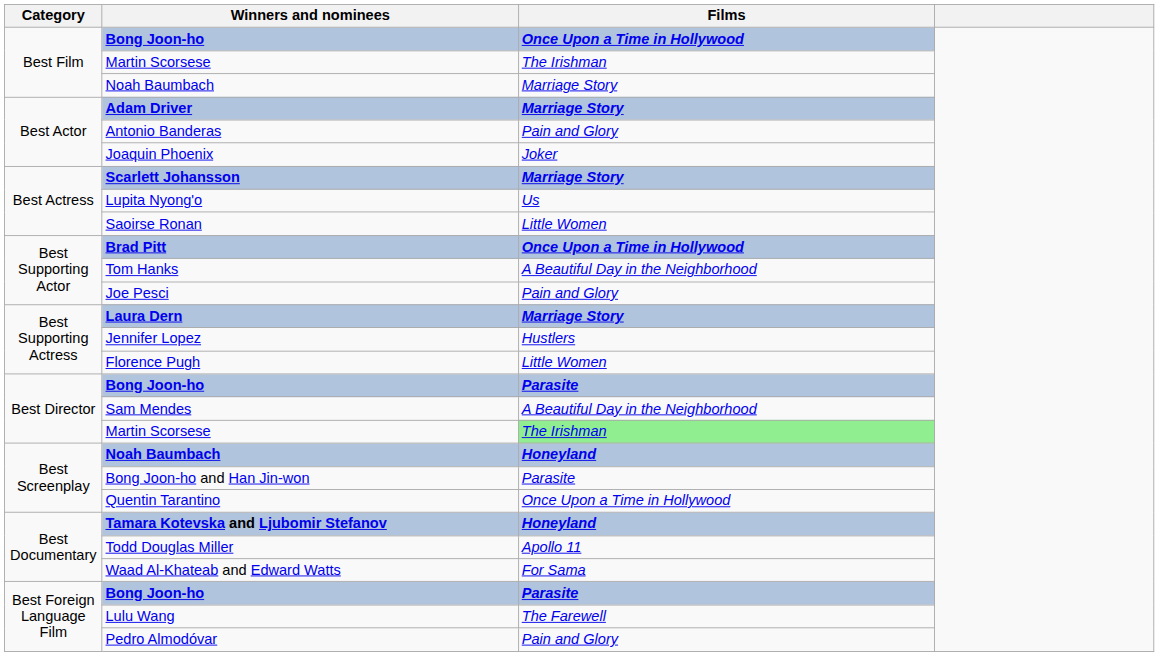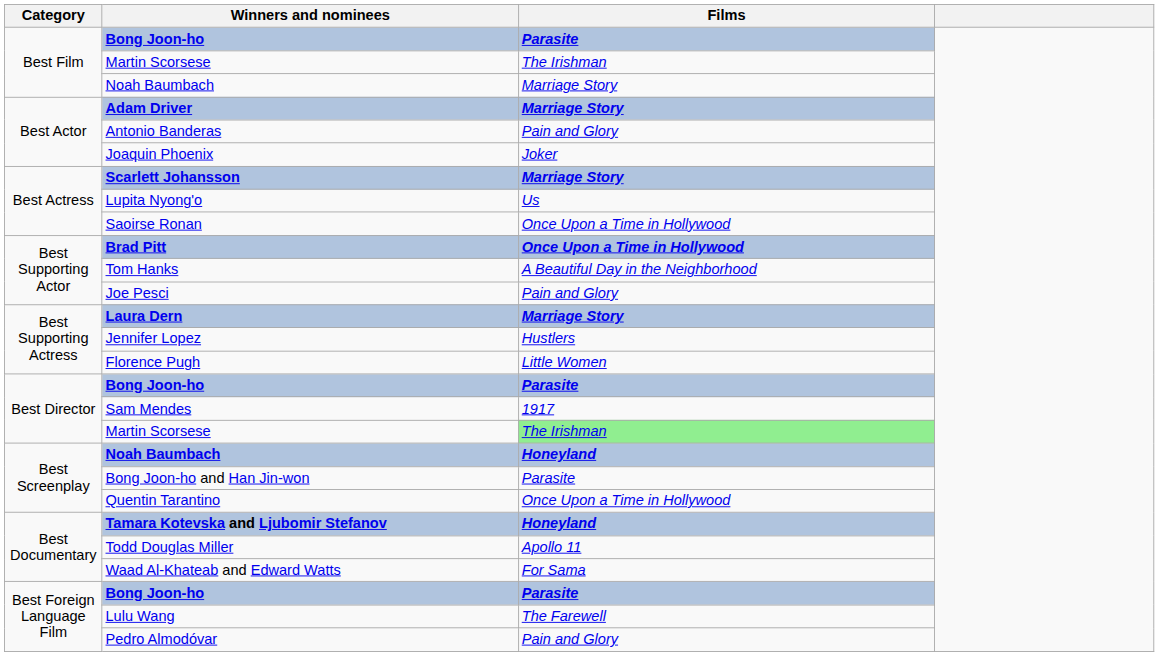(633, 39) Once Upon a Time in Hollywood -> (550, 39) Parasite
(564, 223) Little Women -> (626, 223) Once Upon a Time in Hollywood
(639, 408) A Beautiful Day in the Neighborhood -> (538, 408) 1917
